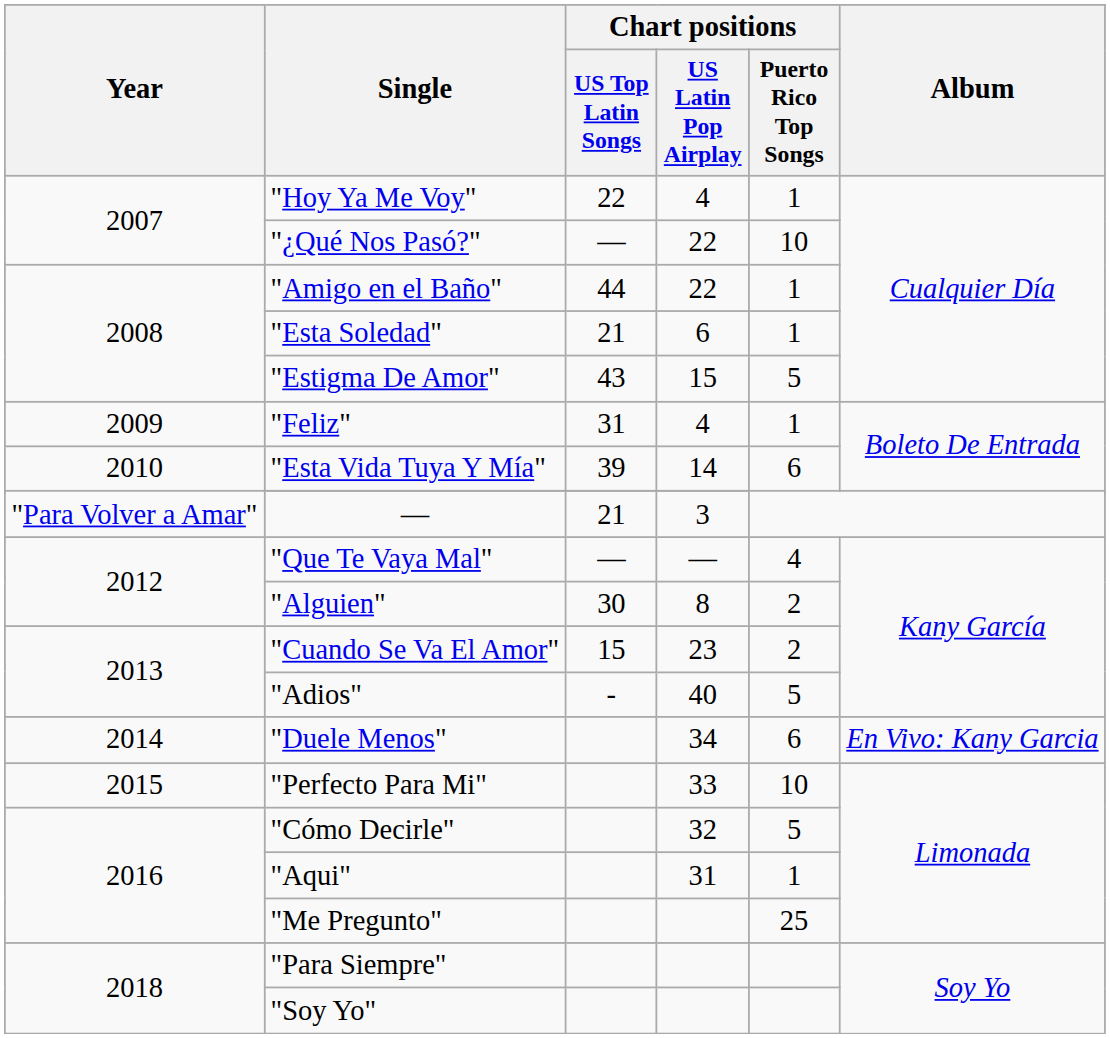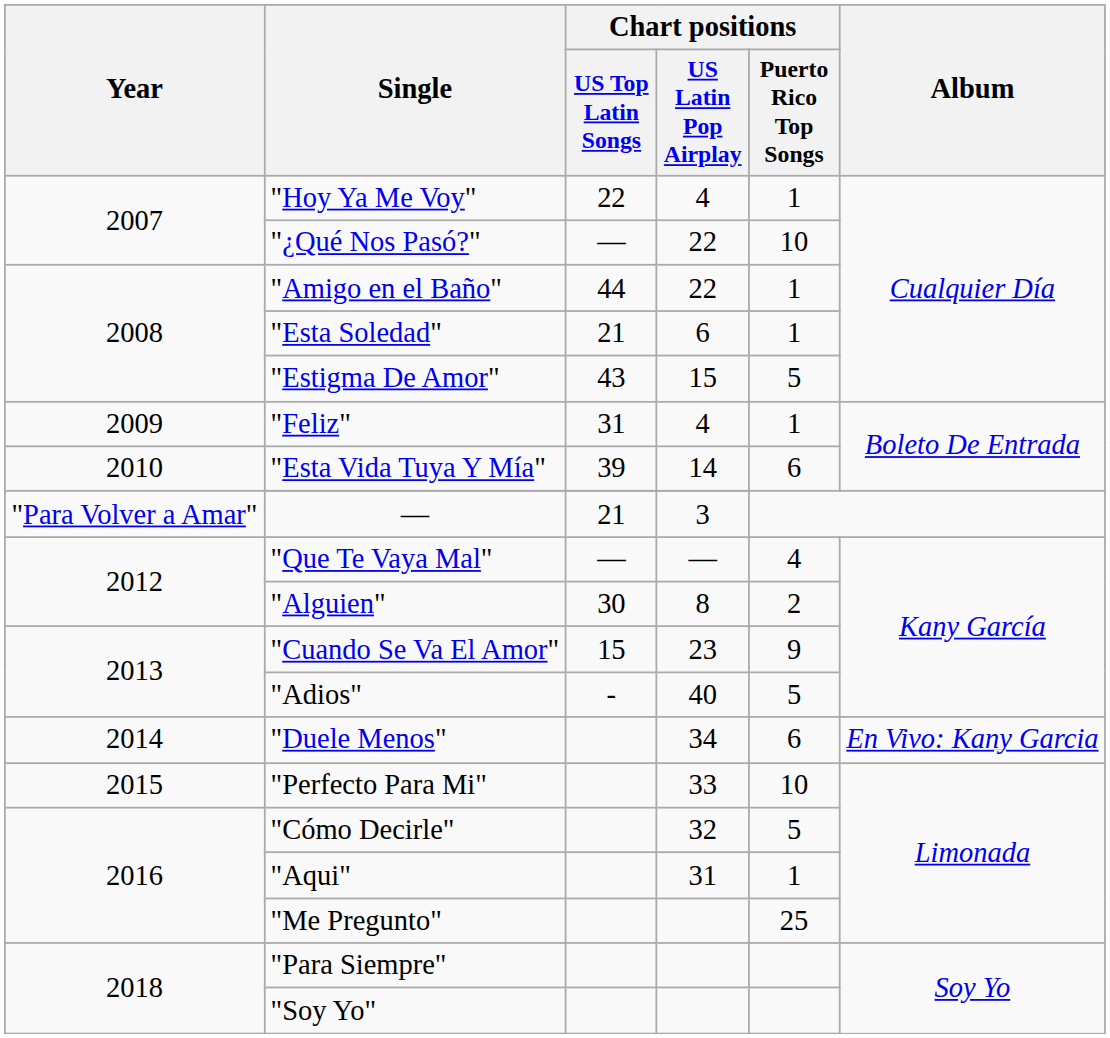(794, 649) 2 -> (794, 649) 9
